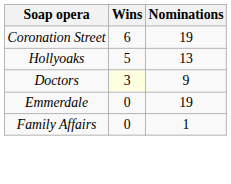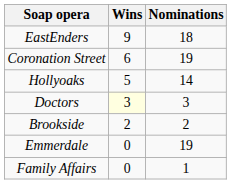+ row: (57, 37)
(186, 59) 13 -> (186, 80) 14
(186, 80) 9 -> (186, 102) 3
+ row: (57, 124)
